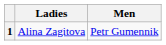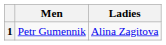columns swapped: (124, 13) <-> (51, 13)
